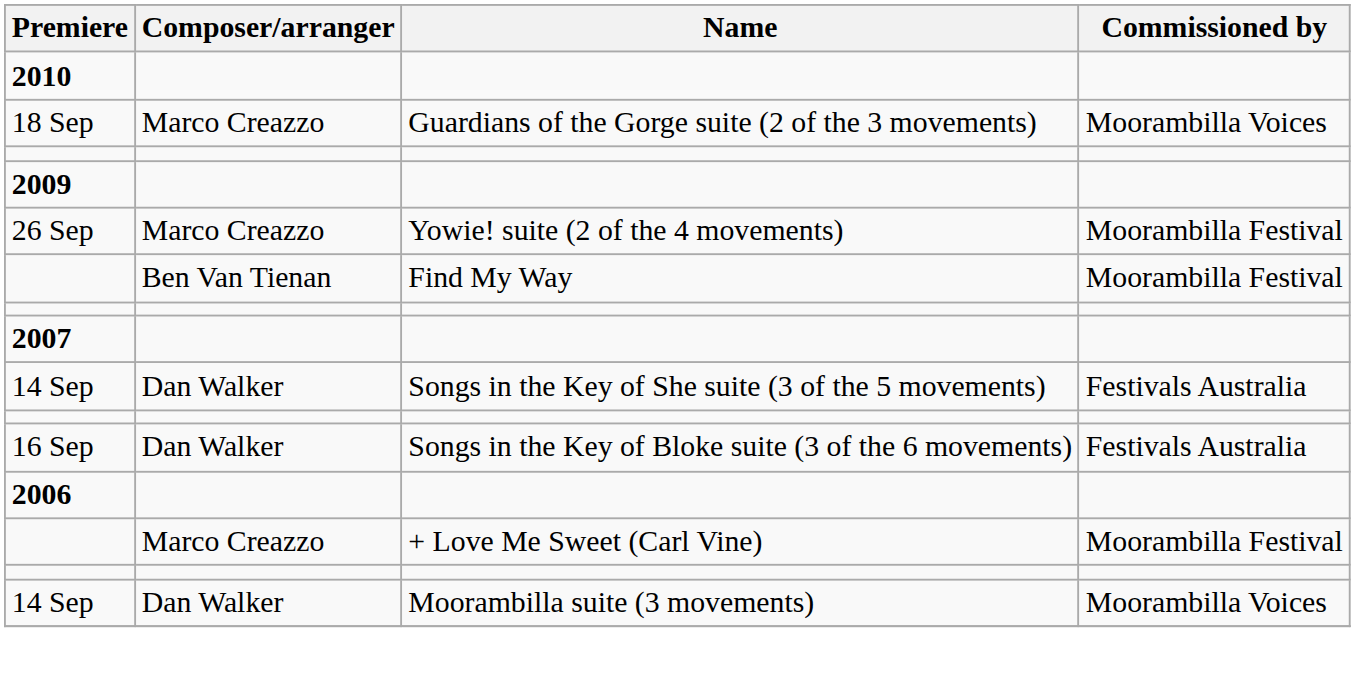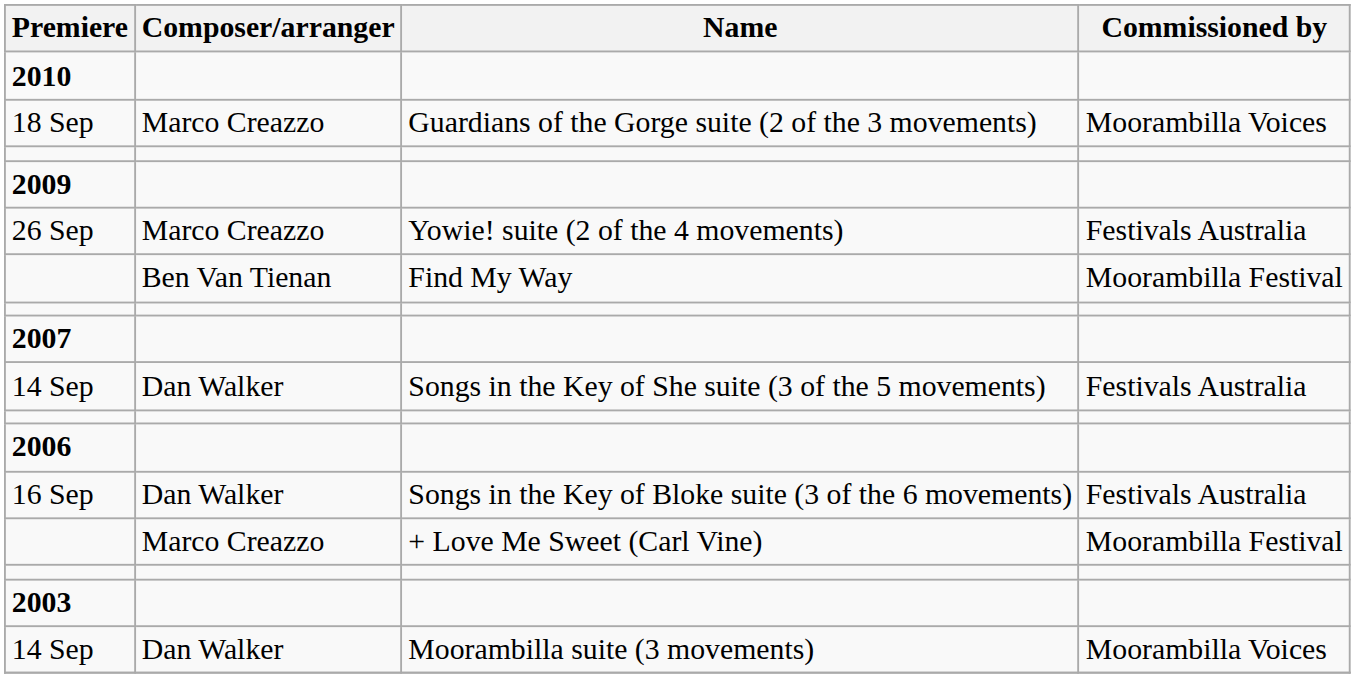(1214, 230) Moorambilla Festival -> (1196, 230) Festivals Australia
rows swapped: (42, 494) <-> (53, 446)
+ row: (42, 602)
